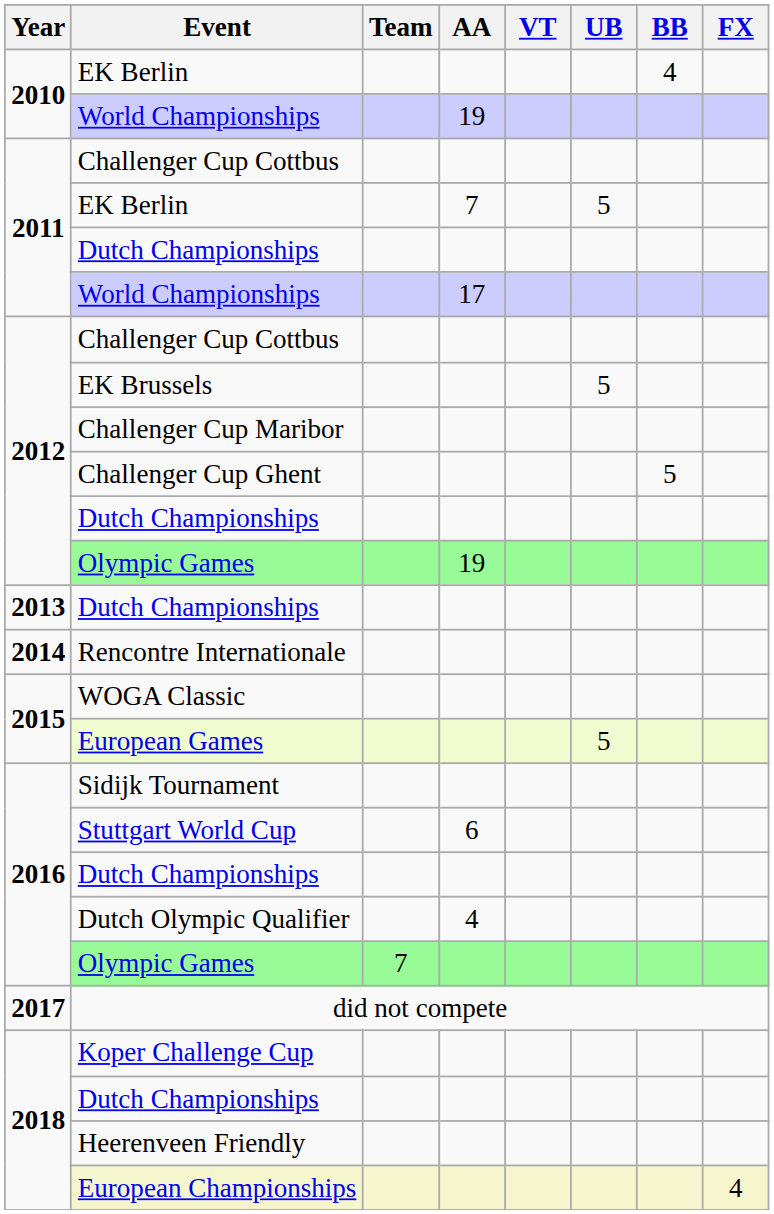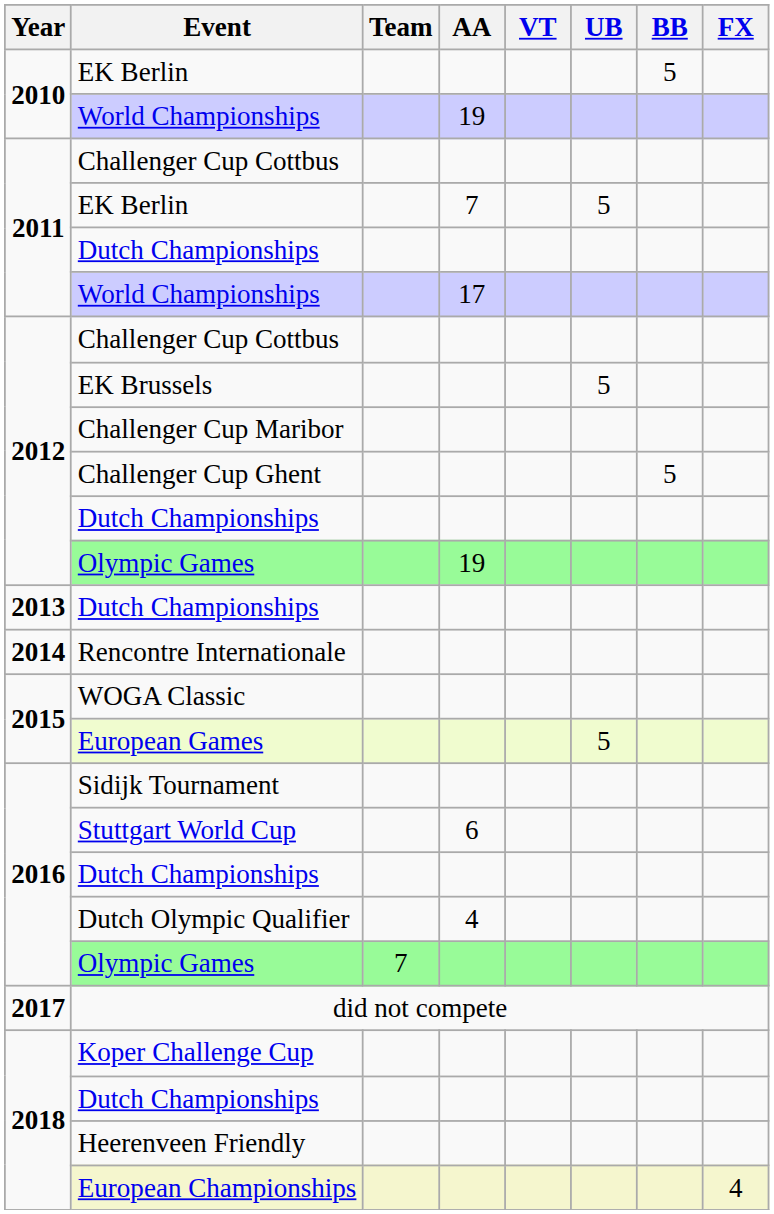(670, 71) 4 -> (670, 71) 5
